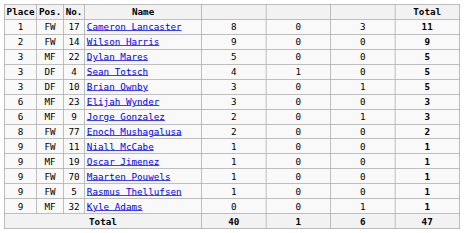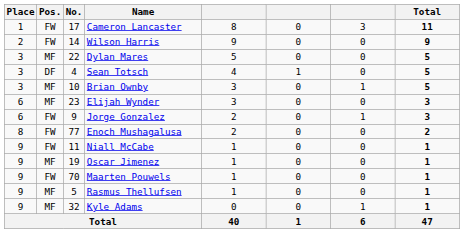(50, 87) DF -> (50, 87) MF
(50, 117) MF -> (50, 117) FW
(50, 192) FW -> (50, 192) MF
